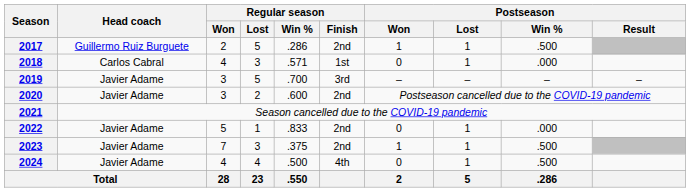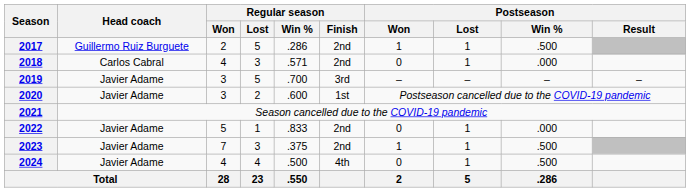(342, 63) 1st -> (342, 63) 2nd
(342, 96) 2nd -> (342, 96) 1st
